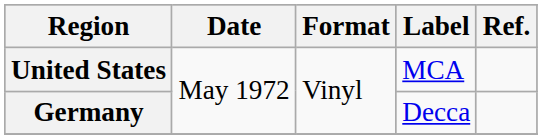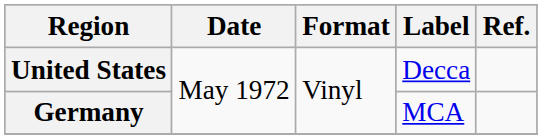(433, 69) MCA -> (436, 69) Decca
(436, 112) Decca -> (433, 112) MCA
